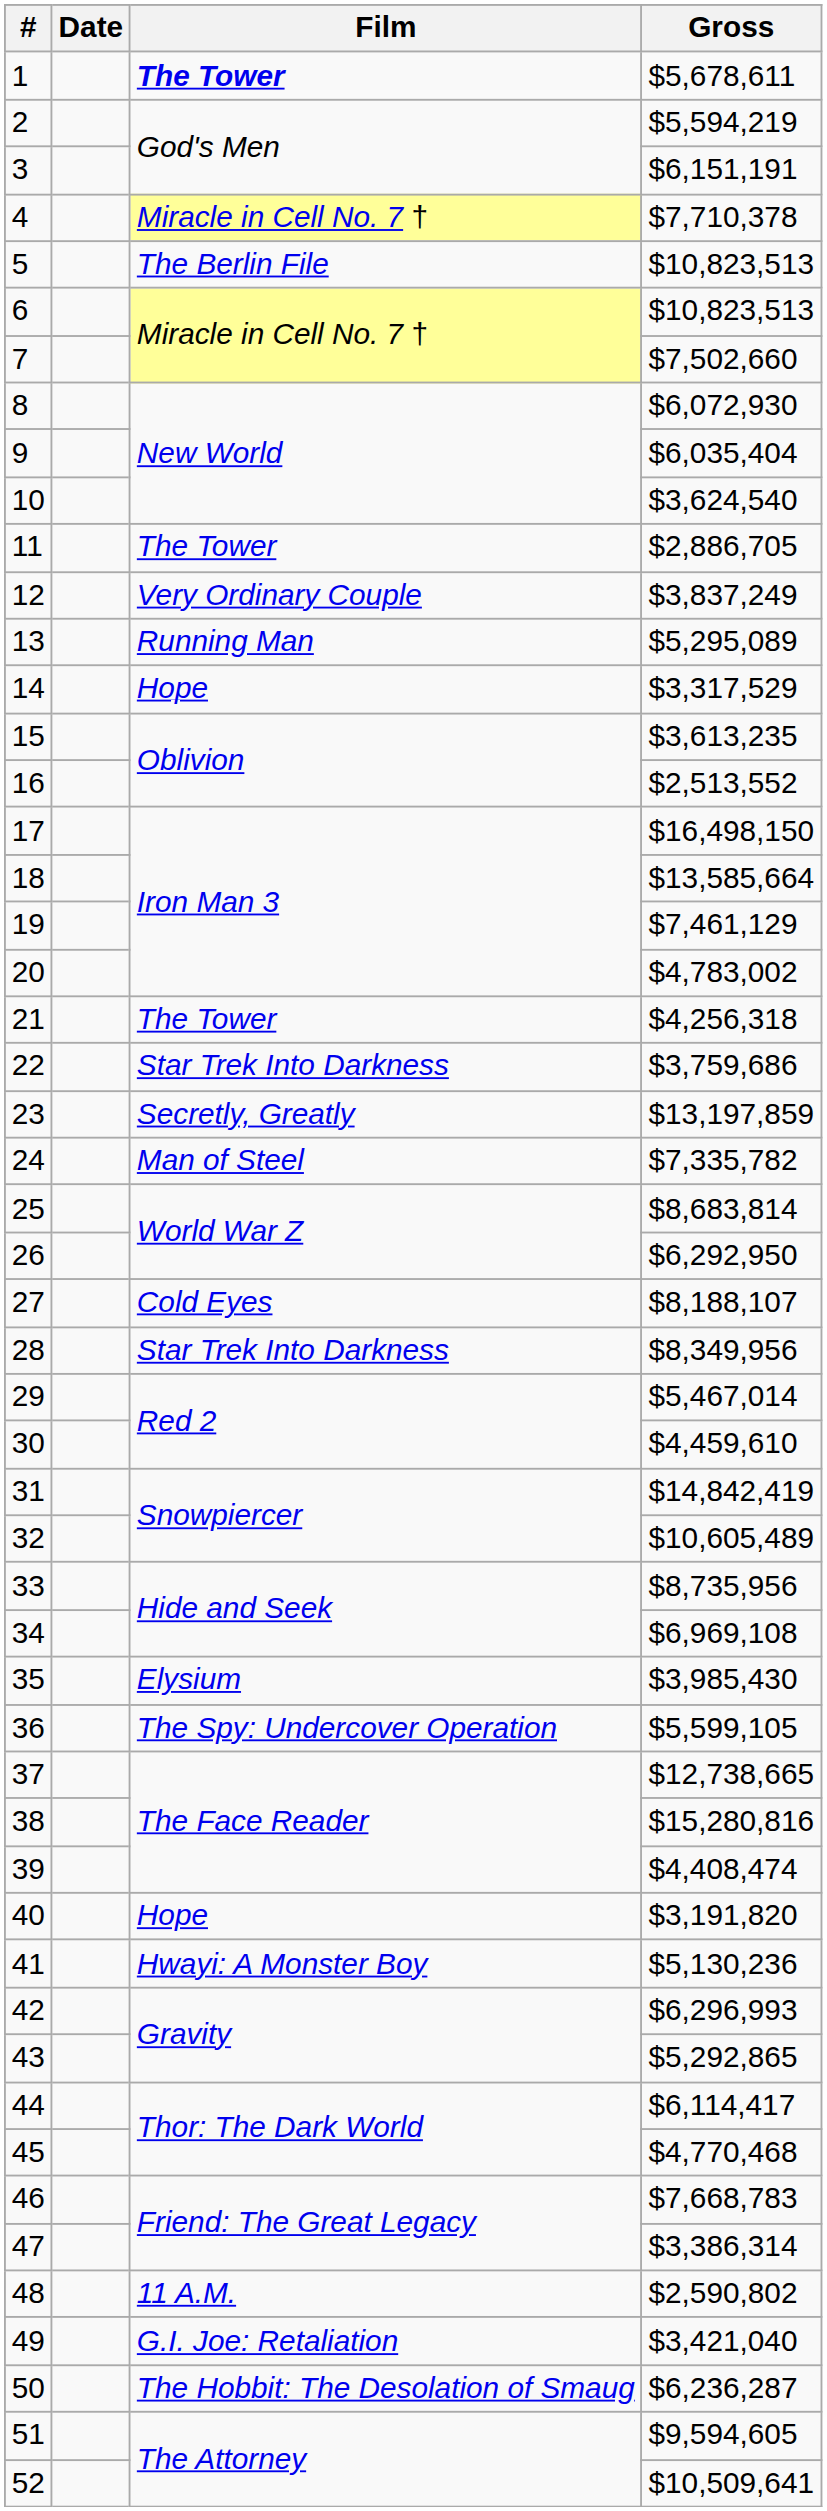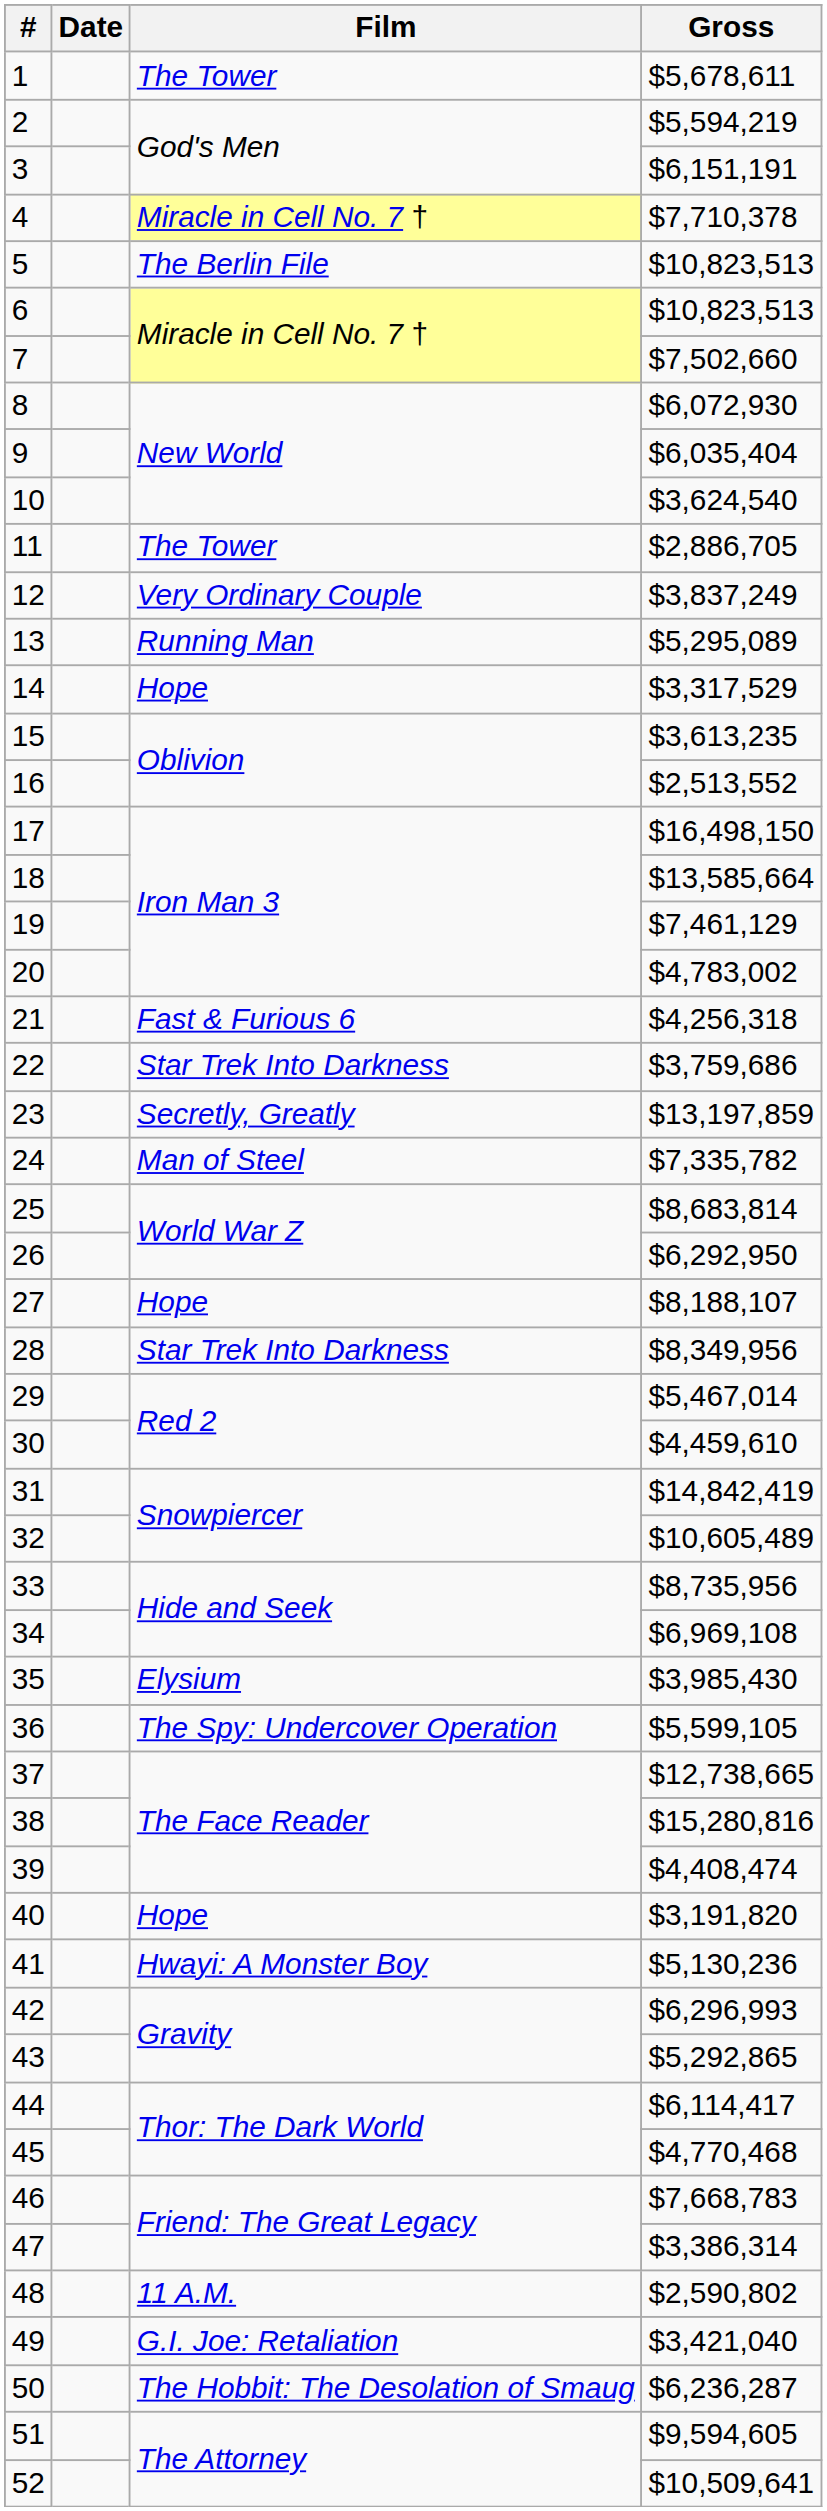(211, 75) bold -> (207, 75) normal
(207, 1019) The Tower -> (246, 1019) Fast & Furious 6
(205, 1302) Cold Eyes -> (172, 1302) Hope
